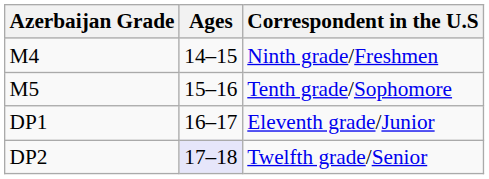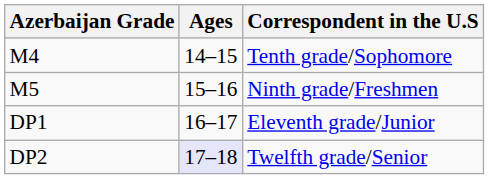(343, 55) Ninth grade/Freshmen -> (350, 55) Tenth grade/Sophomore
(350, 88) Tenth grade/Sophomore -> (343, 88) Ninth grade/Freshmen
